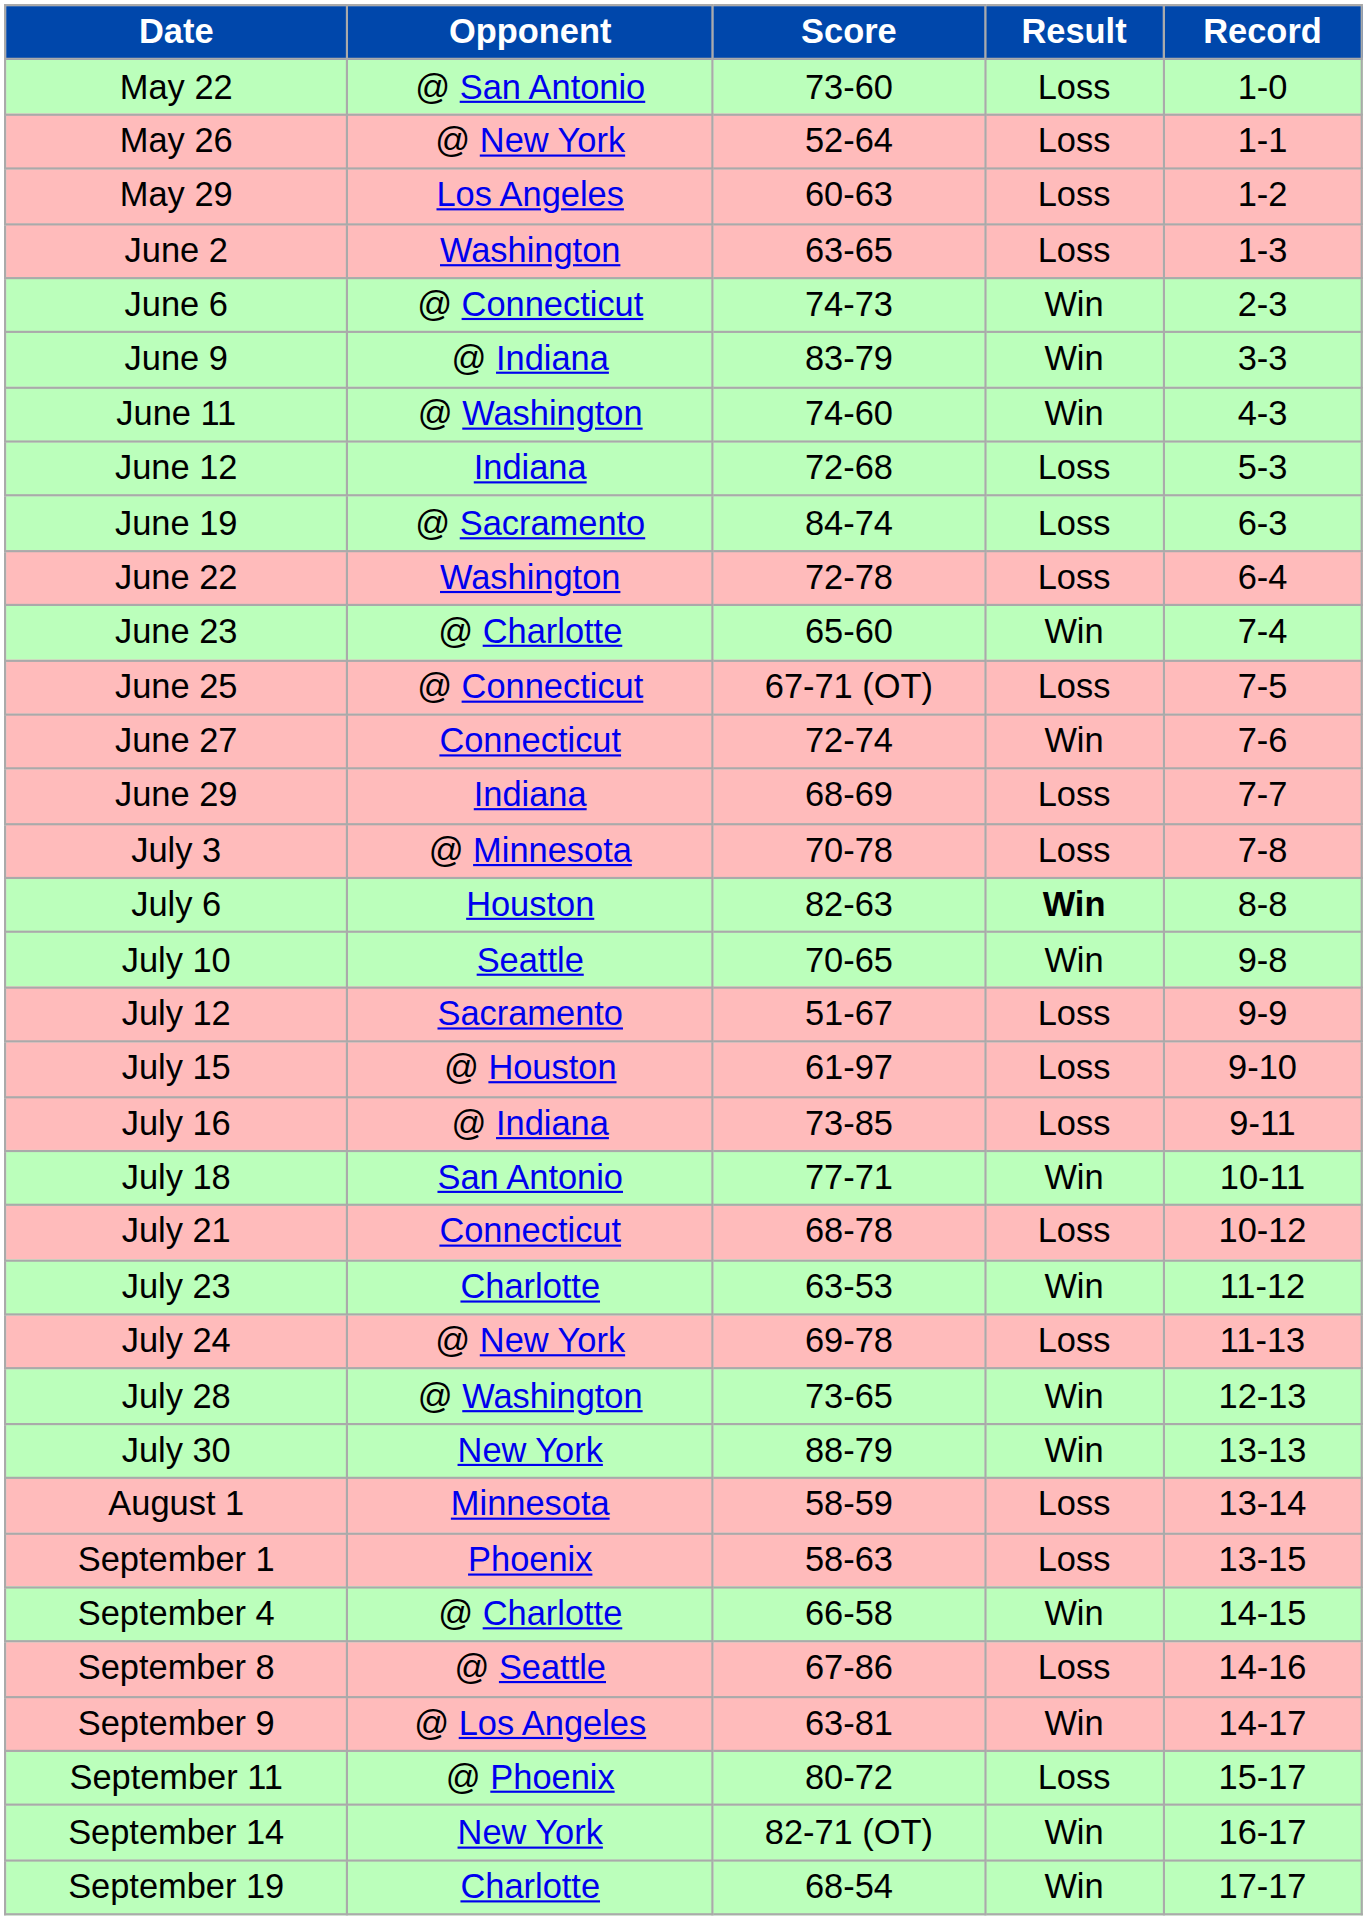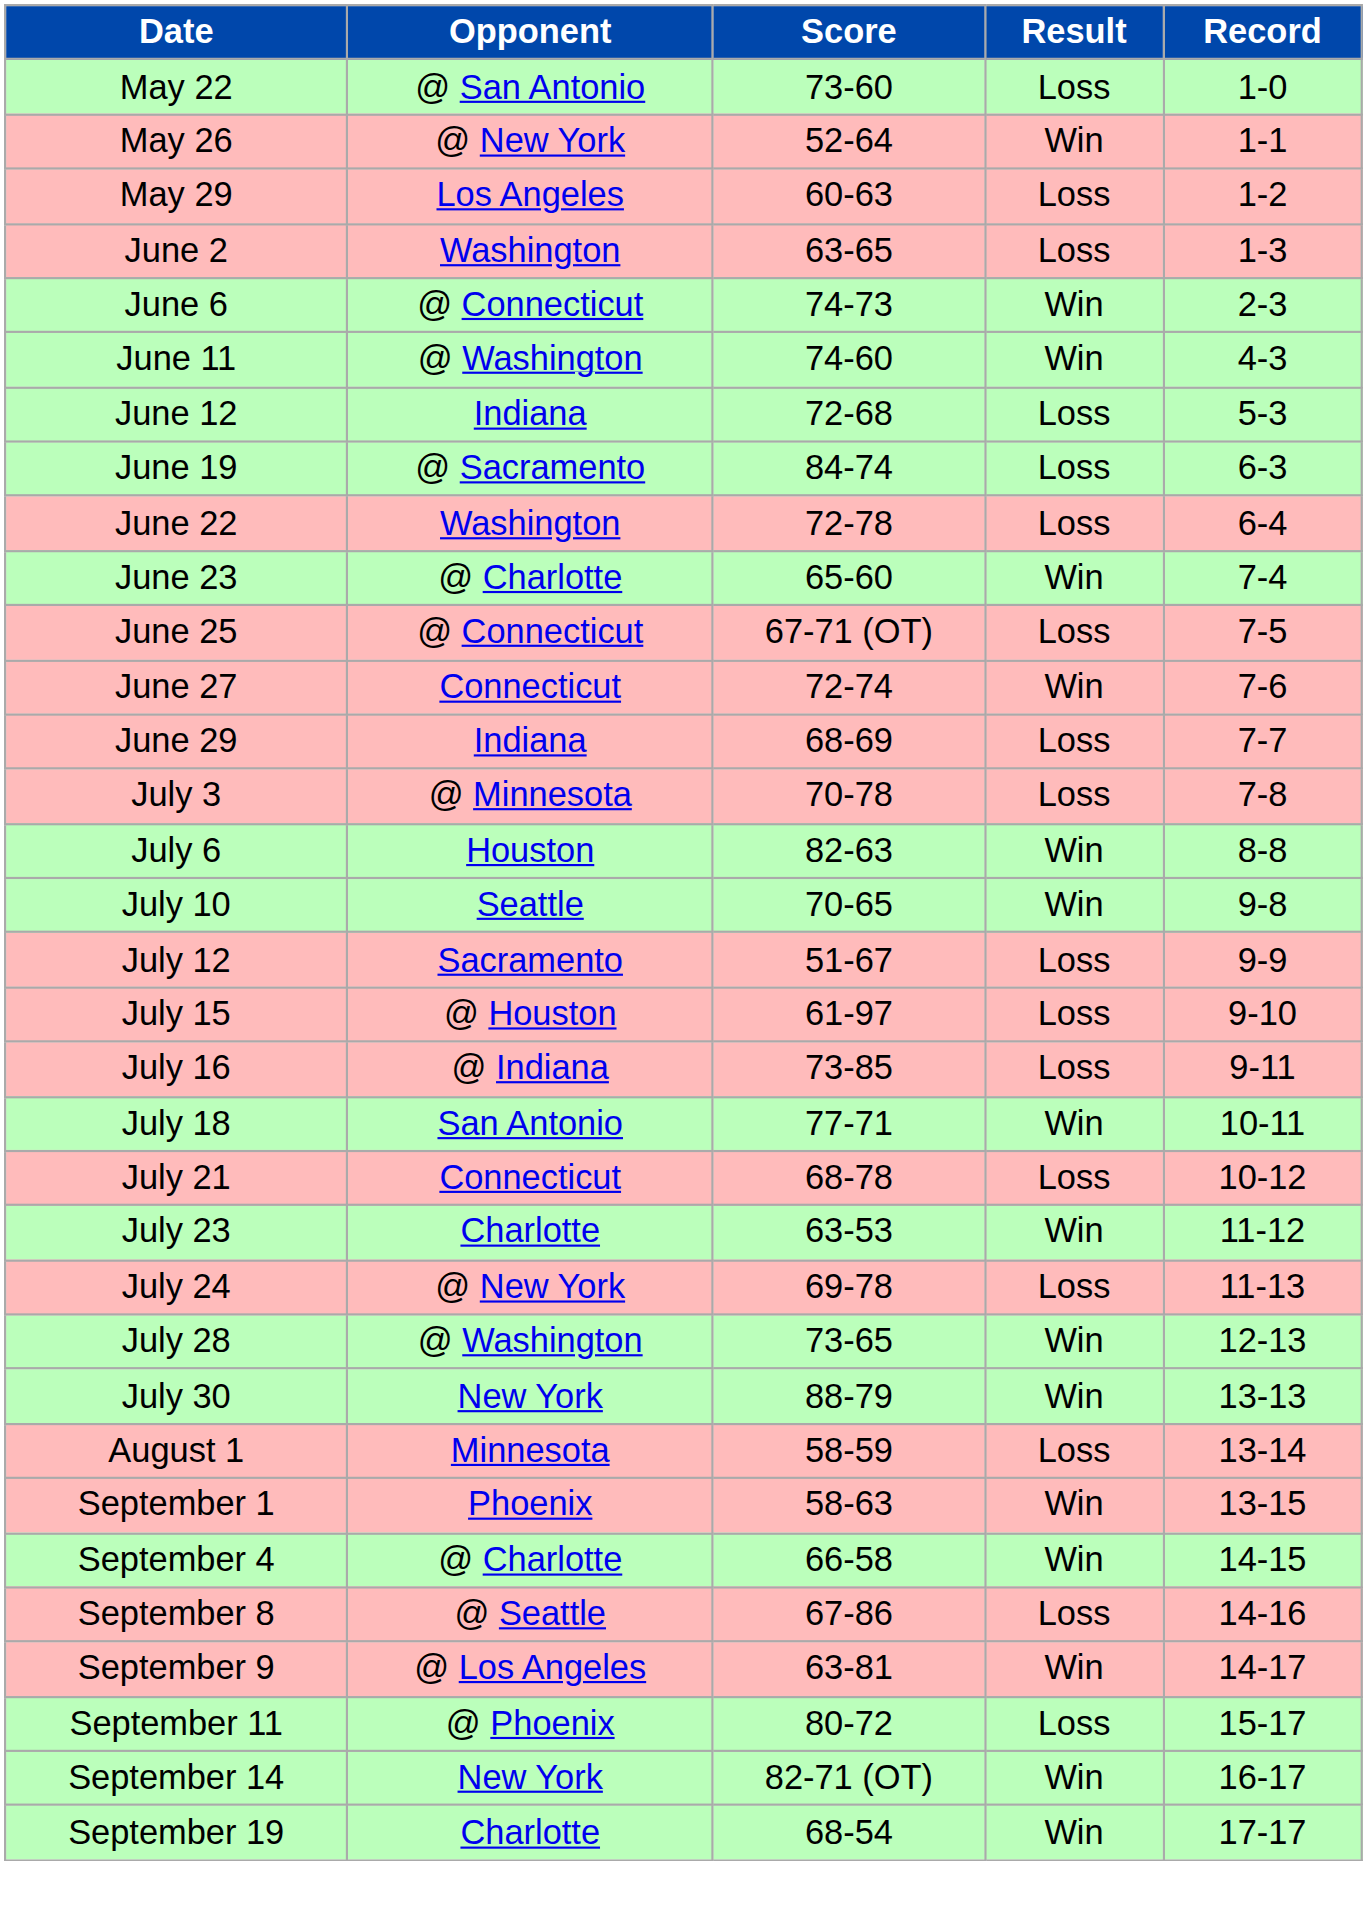(1074, 140) Loss -> (1074, 140) Win
- row: (176, 359)
(1074, 904) bold -> (1074, 850) normal
(1074, 1559) Loss -> (1074, 1504) Win
